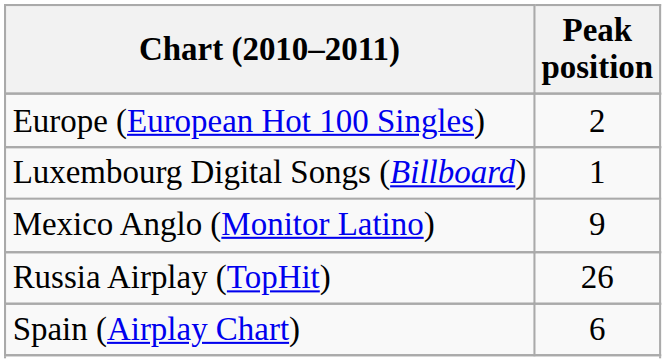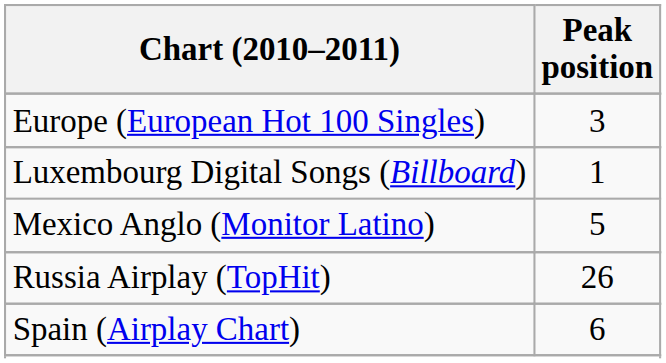(597, 119) 2 -> (597, 119) 3
(597, 224) 9 -> (597, 224) 5
